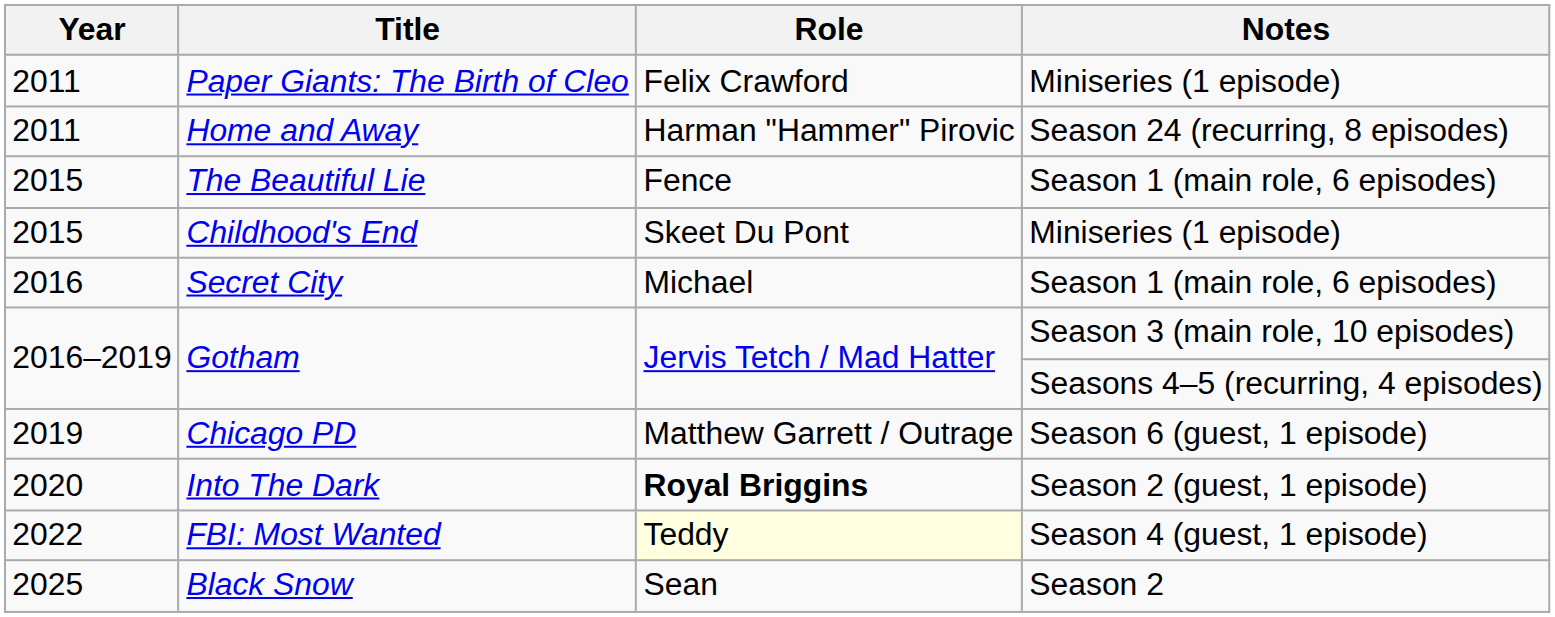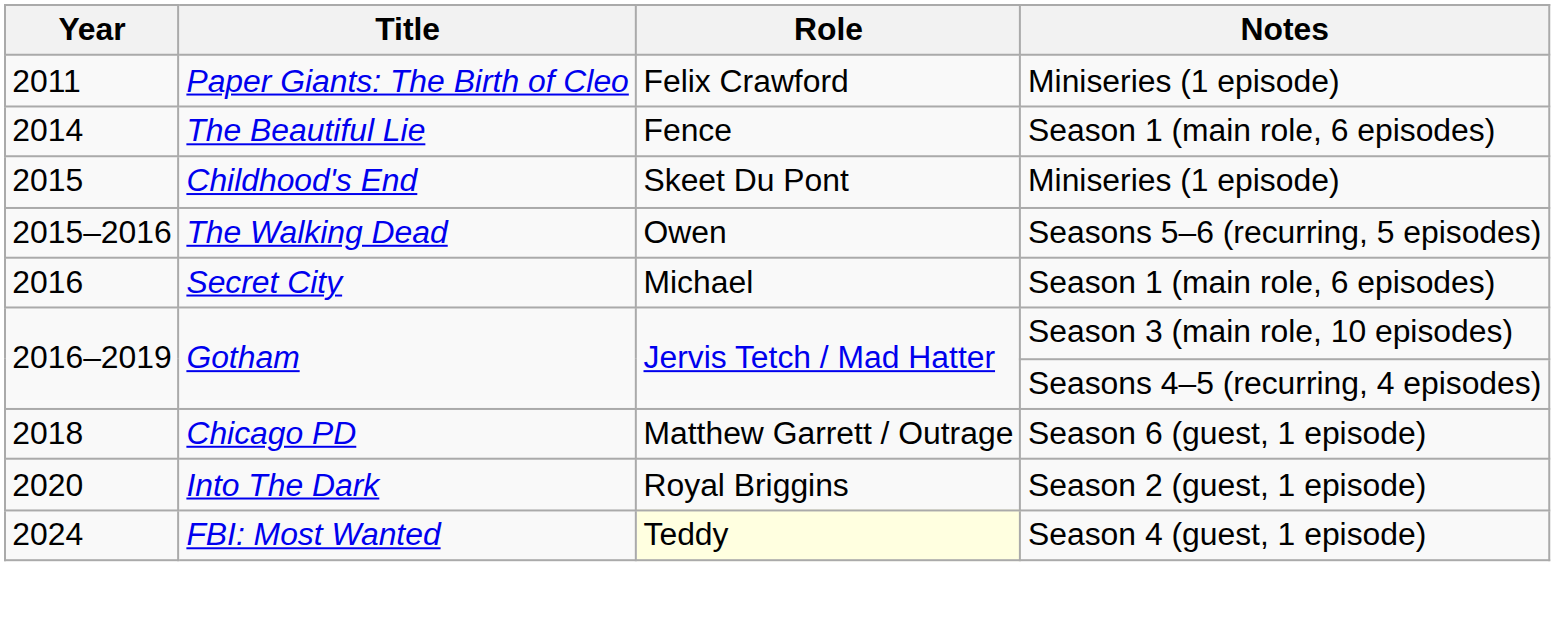- row: (302, 130)
(48, 181) 2015 -> (48, 130) 2014
+ row: (317, 231)
(48, 433) 2019 -> (48, 433) 2018
(756, 484) bold -> (746, 484) normal
(48, 534) 2022 -> (48, 534) 2024
- row: (270, 585)
